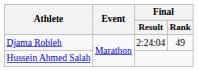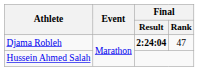(151, 43) normal -> (151, 43) bold
(180, 43) 49 -> (181, 43) 47
